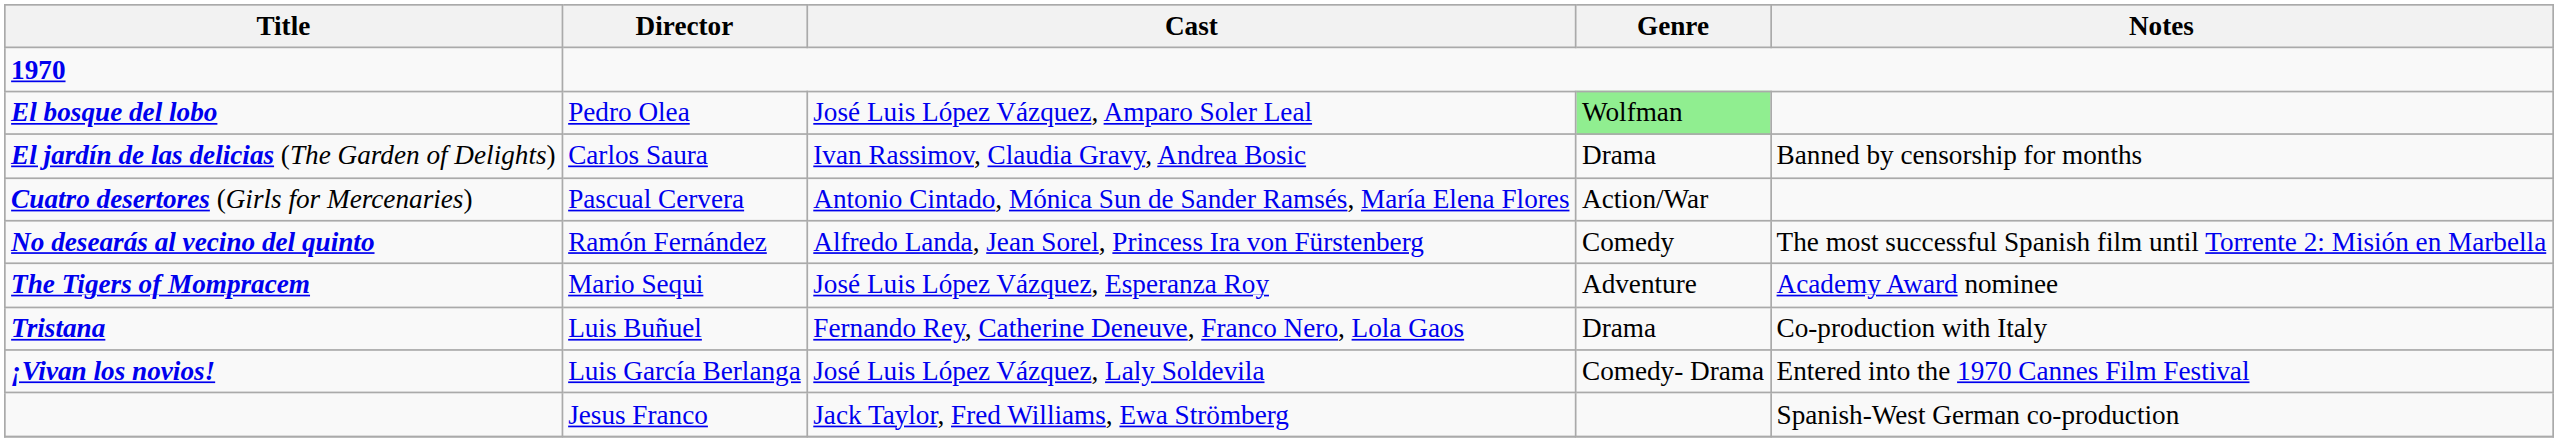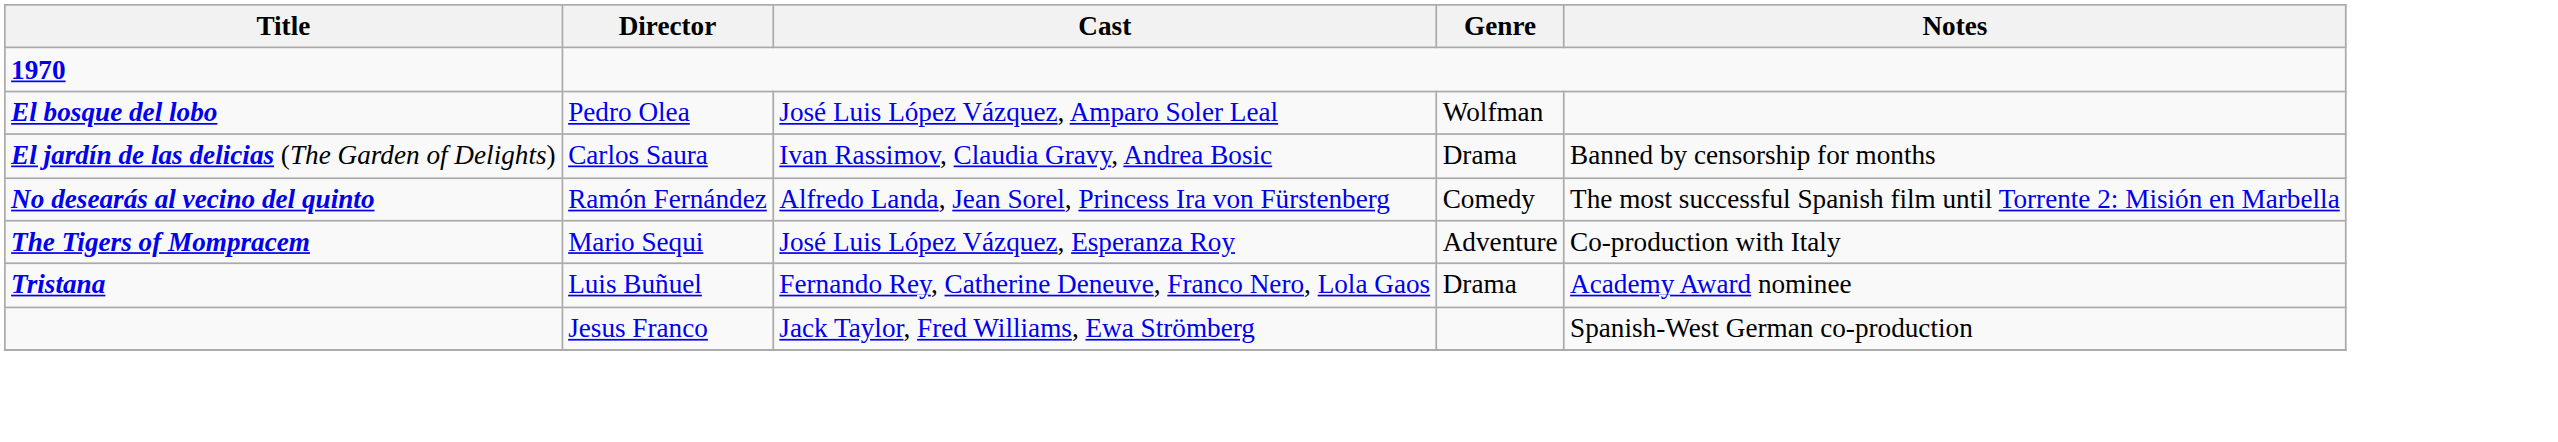(1632, 112) lightgreen background -> (1493, 112) no background
- row: (242, 198)
(1917, 284) Academy Award nominee -> (1705, 241) Co-production with Italy
(1912, 328) Co-production with Italy -> (1711, 284) Academy Award nominee
- row: (113, 371)
